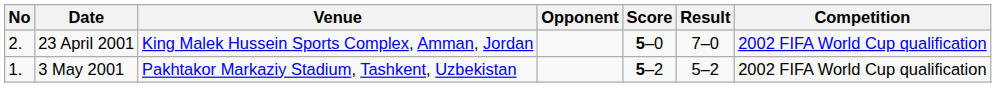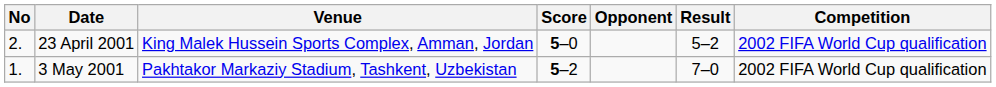columns swapped: (580, 17) <-> (649, 17)
(705, 43) 7–0 -> (705, 43) 5–2
(705, 69) 5–2 -> (705, 69) 7–0
